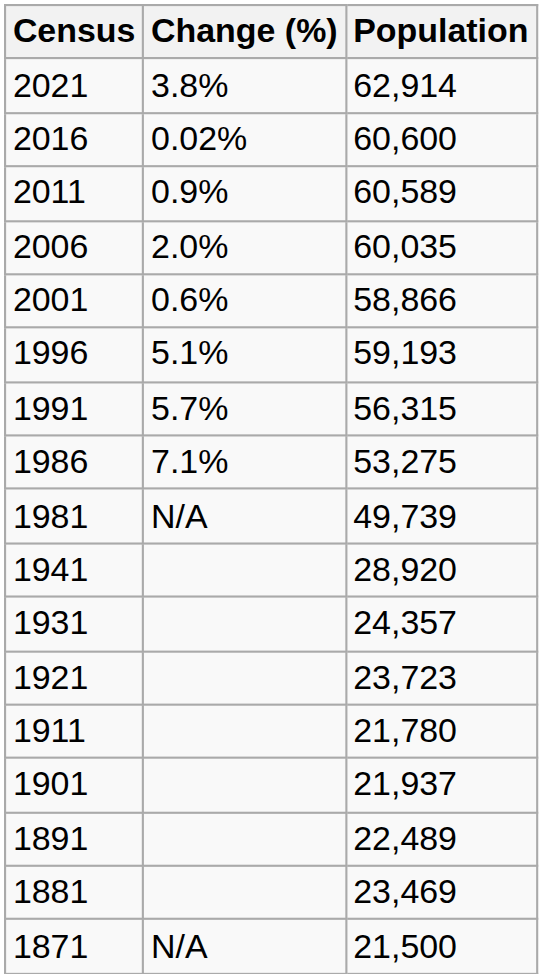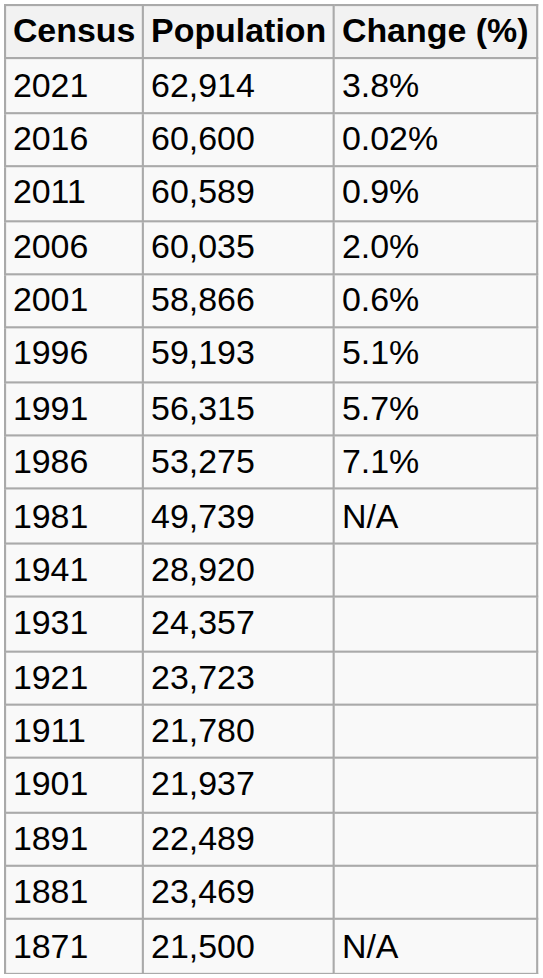columns swapped: (441, 31) <-> (244, 31)
